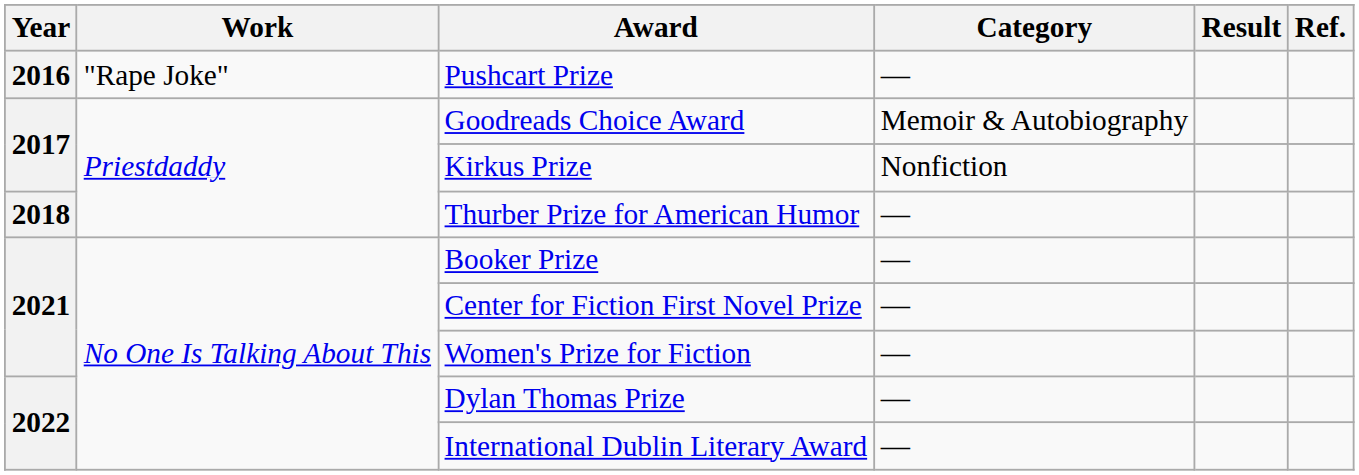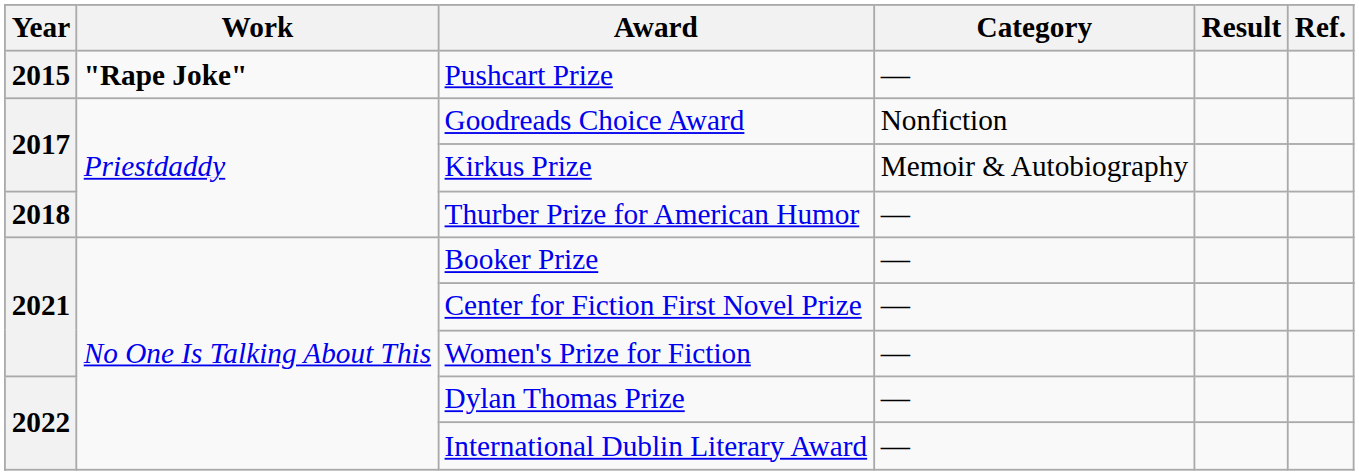(41, 74) 2016 -> (41, 74) 2015
(156, 74) normal -> (165, 74) bold
(1034, 120) Memoir & Autobiography -> (944, 120) Nonfiction
(944, 167) Nonfiction -> (1034, 167) Memoir & Autobiography
